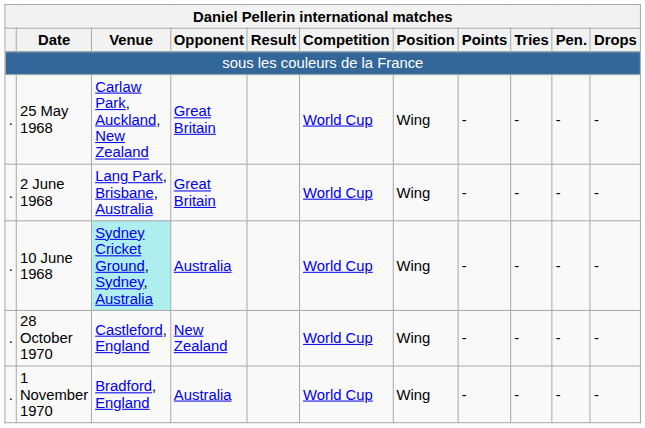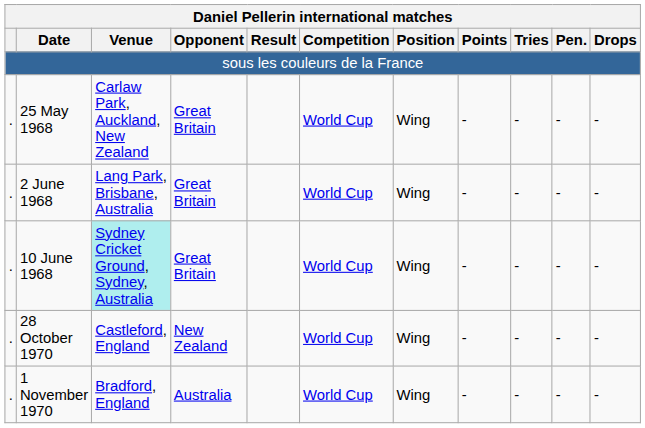(203, 266) Australia -> (195, 266) Great Britain
